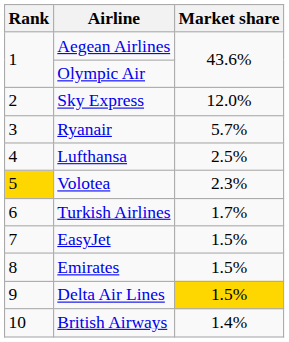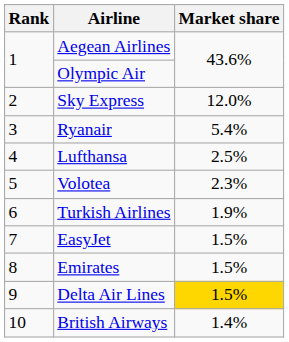(229, 128) 5.7% -> (229, 128) 5.4%
(13, 184) gold background -> (13, 184) no background
(229, 211) 1.7% -> (229, 211) 1.9%
